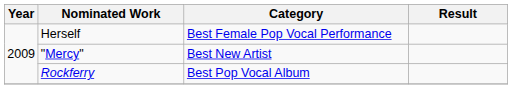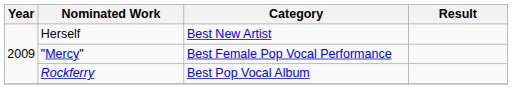(289, 34) Best Female Pop Vocal Performance -> (229, 34) Best New Artist
(229, 53) Best New Artist -> (289, 53) Best Female Pop Vocal Performance
